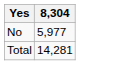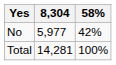+ column: (93, 13)
